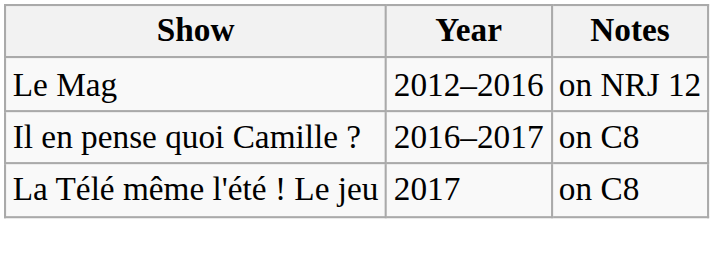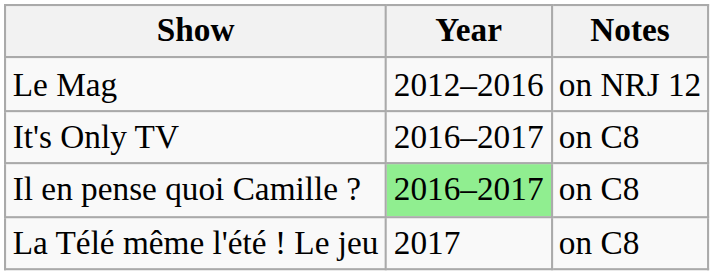+ row: (96, 136)
(469, 136) no background -> (469, 189) lightgreen background
